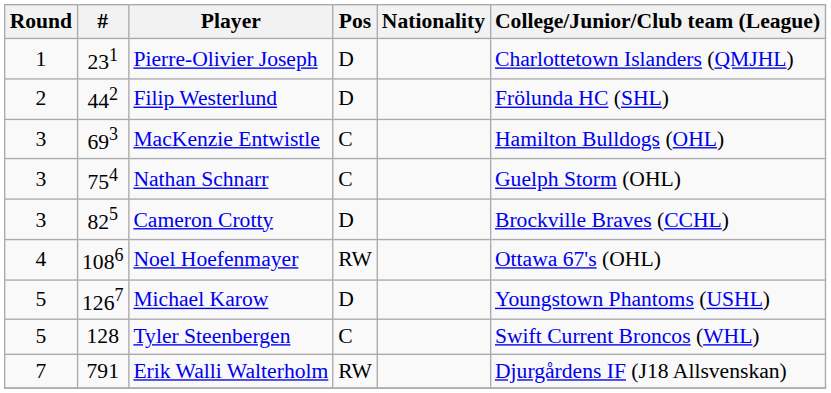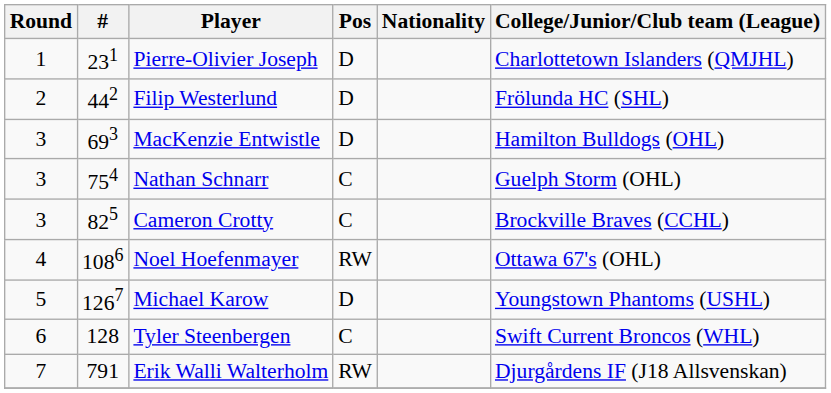(345, 138) C -> (346, 138) D
(346, 219) D -> (345, 219) C
(41, 336) 5 -> (41, 336) 6
